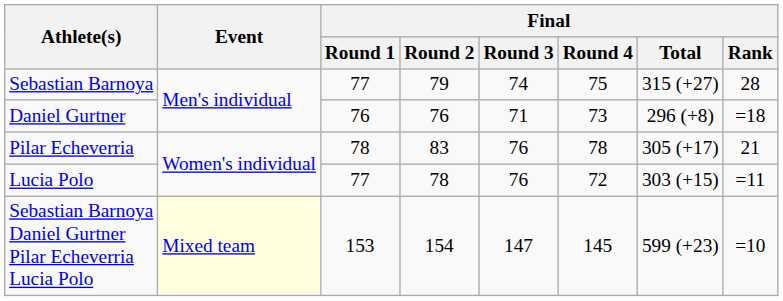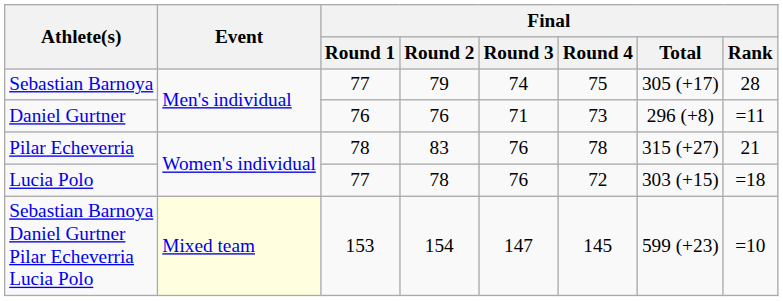(680, 84) 315 (+27) -> (680, 84) 305 (+17)
(750, 116) =18 -> (750, 116) =11
(680, 148) 305 (+17) -> (680, 148) 315 (+27)
(750, 179) =11 -> (750, 179) =18
